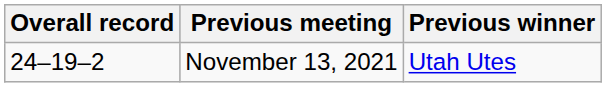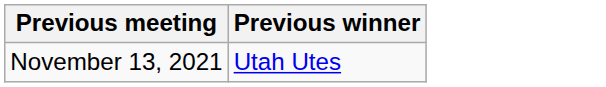- column: (92, 23)
